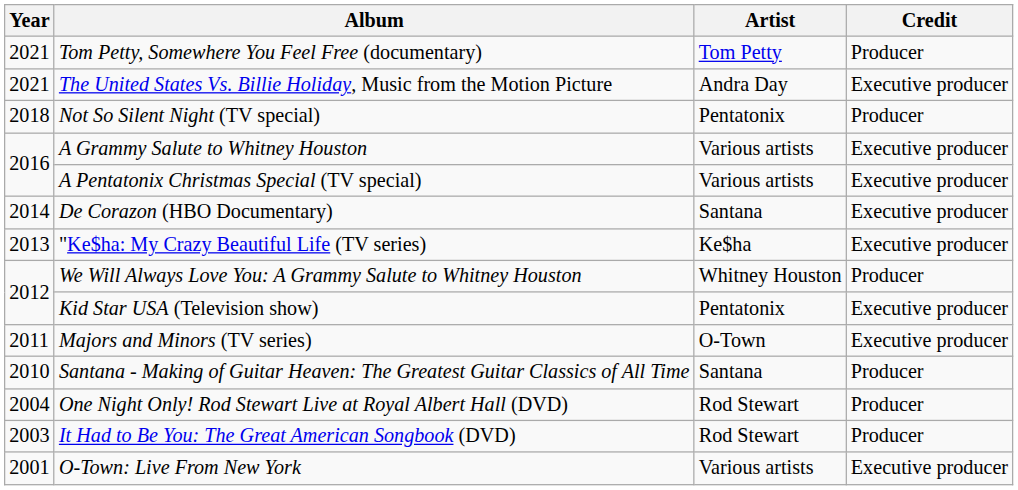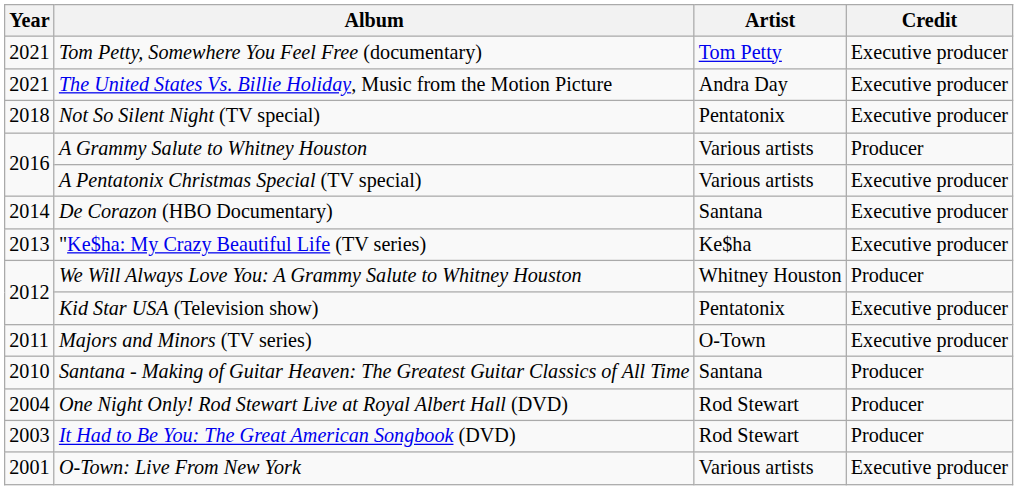(887, 52) Producer -> (929, 52) Executive producer
(887, 116) Producer -> (929, 116) Executive producer
(929, 148) Executive producer -> (887, 148) Producer
